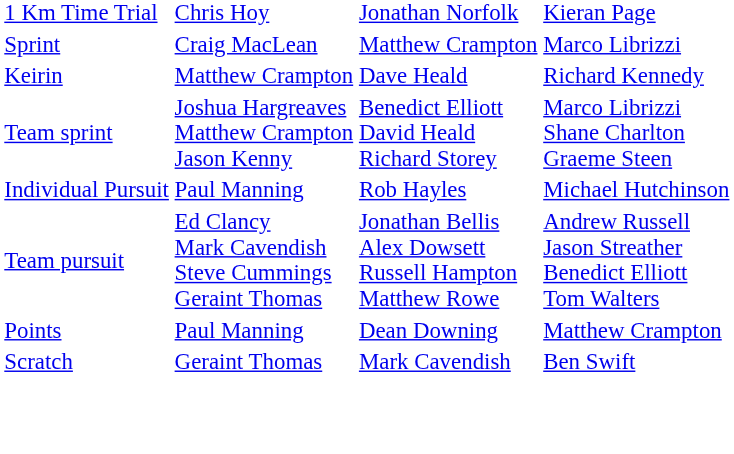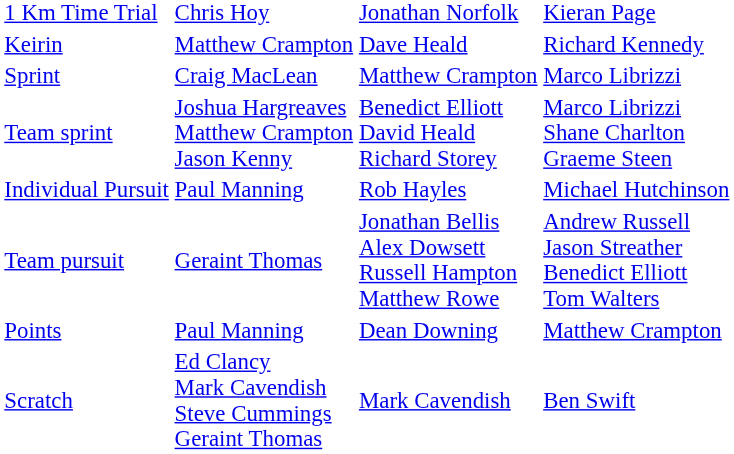rows swapped: (32, 44) <-> (34, 75)
(253, 260) Ed Clancy Mark Cavendish Steve Cummings Geraint Thomas -> (248, 260) Geraint Thomas
(248, 361) Geraint Thomas -> (253, 400) Ed Clancy Mark Cavendish Steve Cummings Geraint Thomas
